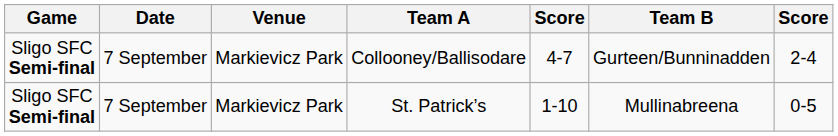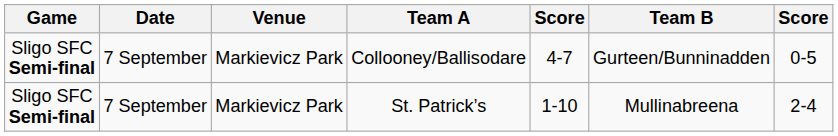(803, 57) 2-4 -> (803, 57) 0-5
(803, 106) 0-5 -> (803, 106) 2-4
